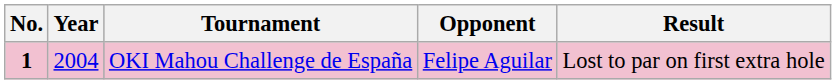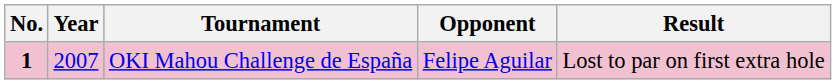(76, 60) 2004 -> (76, 60) 2007
